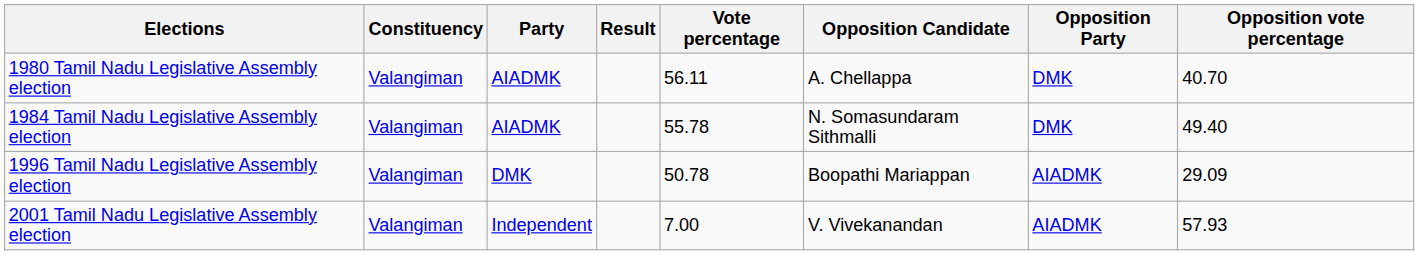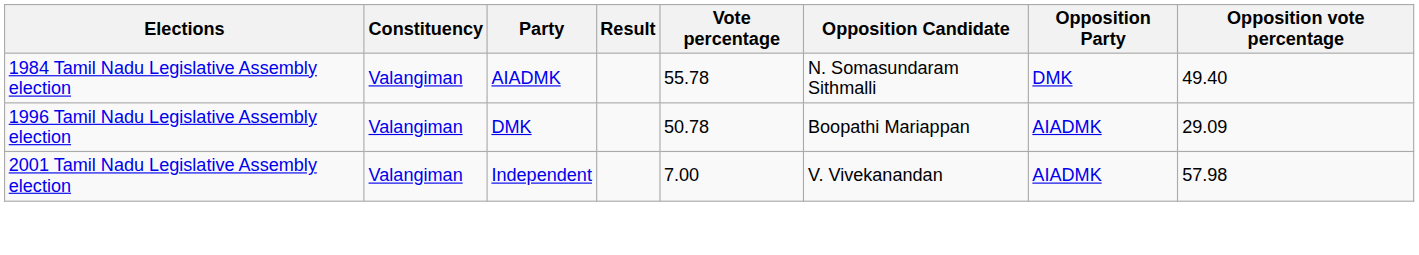- row: (163, 78)
(1205, 225) 57.93 -> (1205, 176) 57.98
